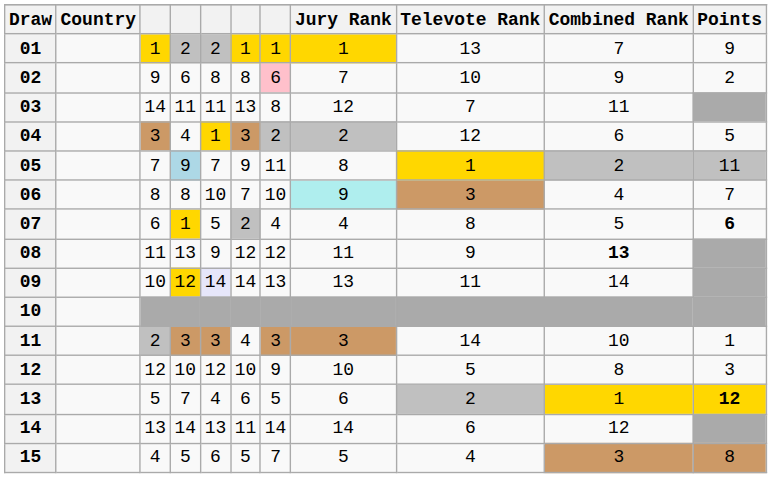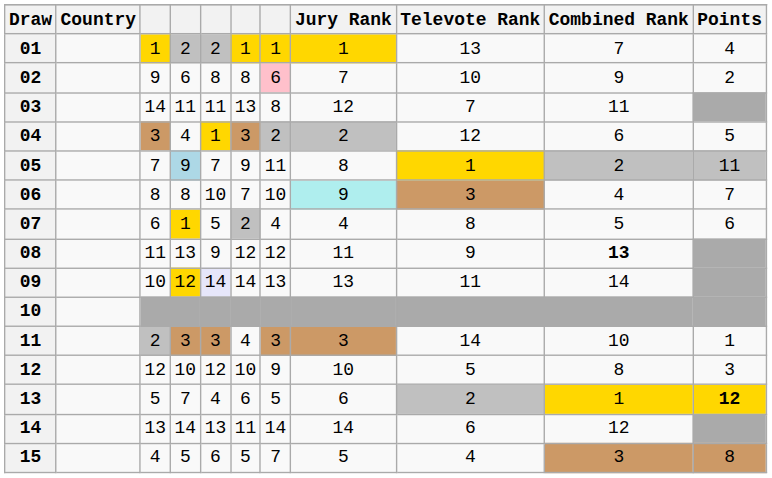(730, 49) 9 -> (730, 49) 4
(730, 224) bold -> (730, 224) normal
